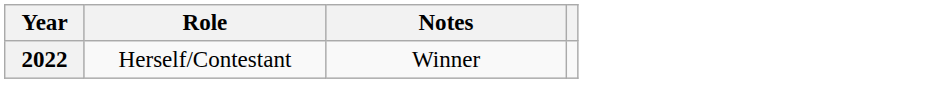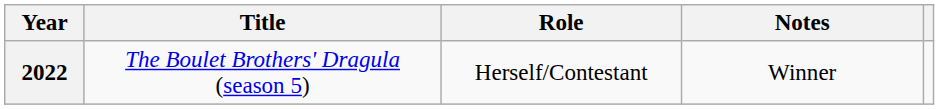+ column: (263, 22)
